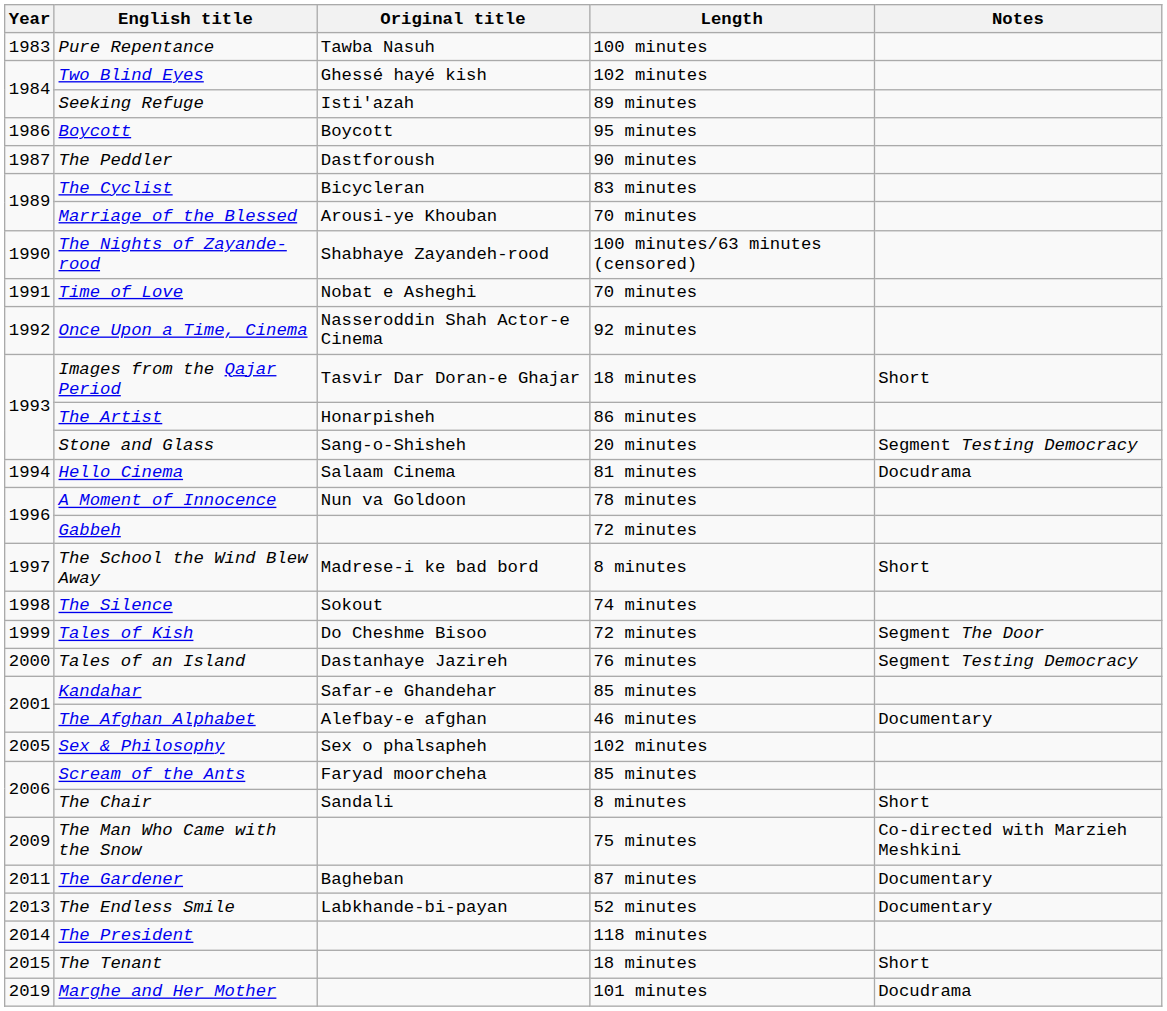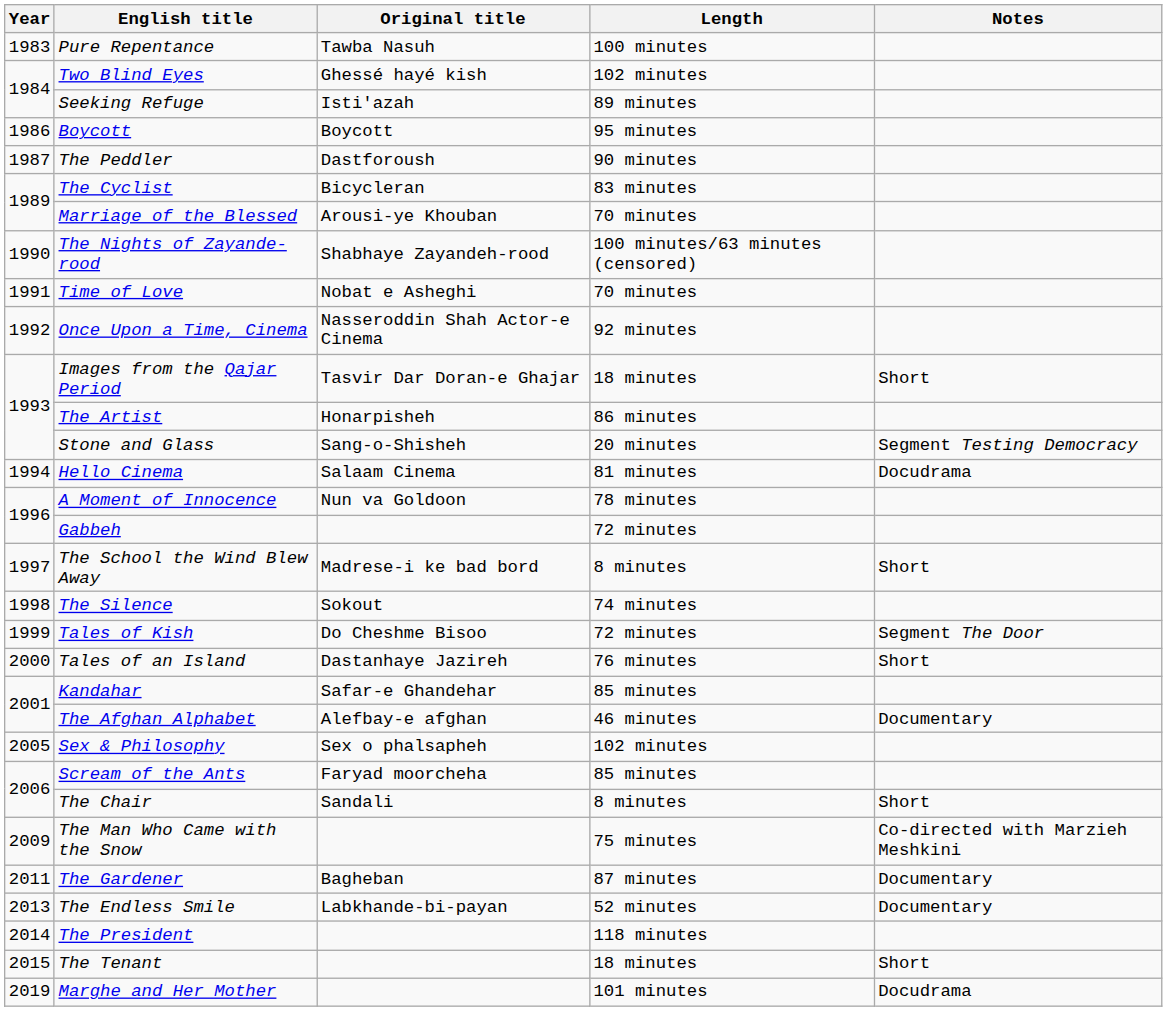(1008, 662) Segment Testing Democracy -> (904, 662) Short
